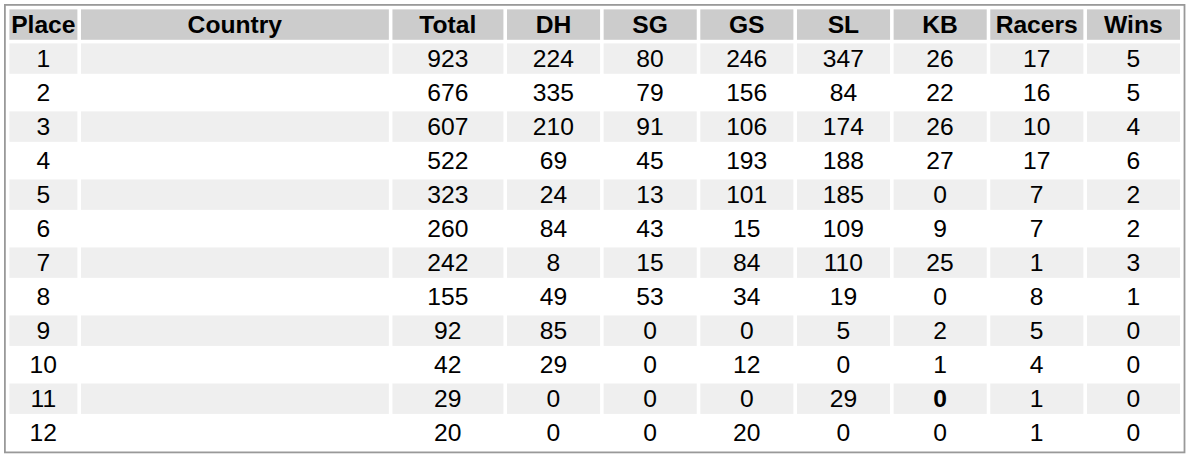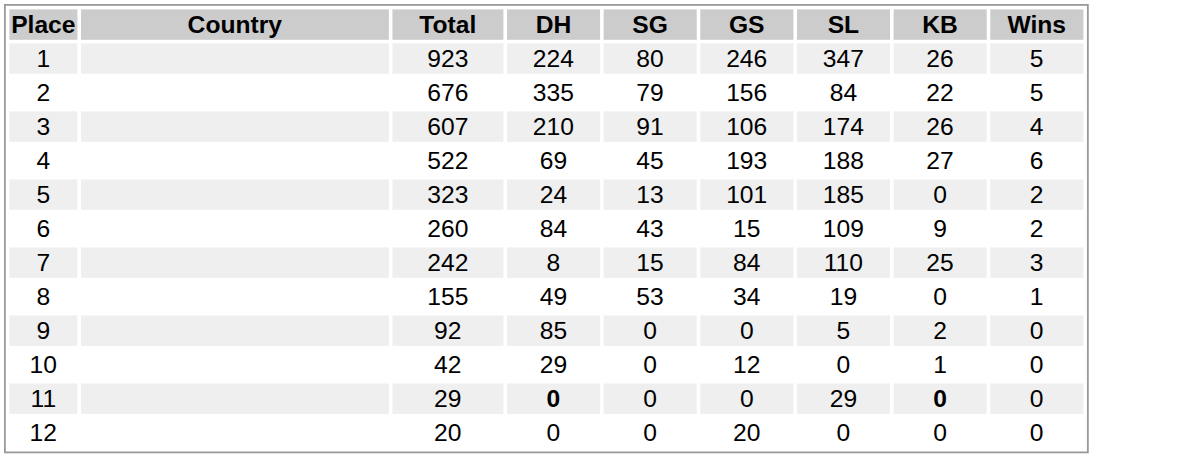- column: (1037, 25)
(553, 399) normal -> (553, 399) bold
